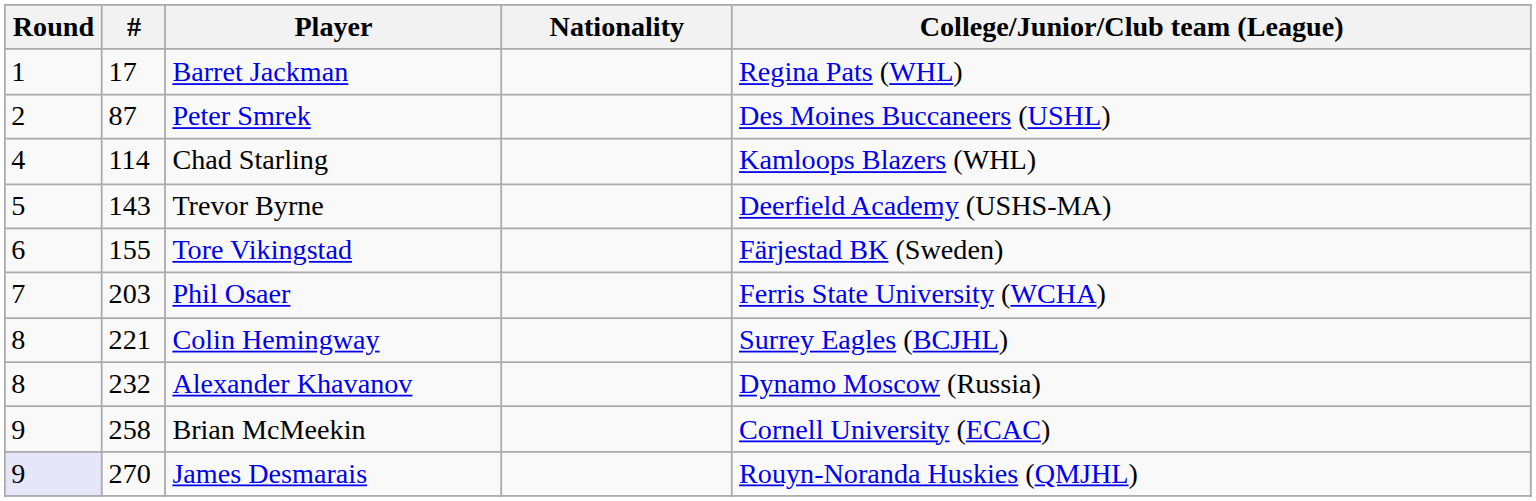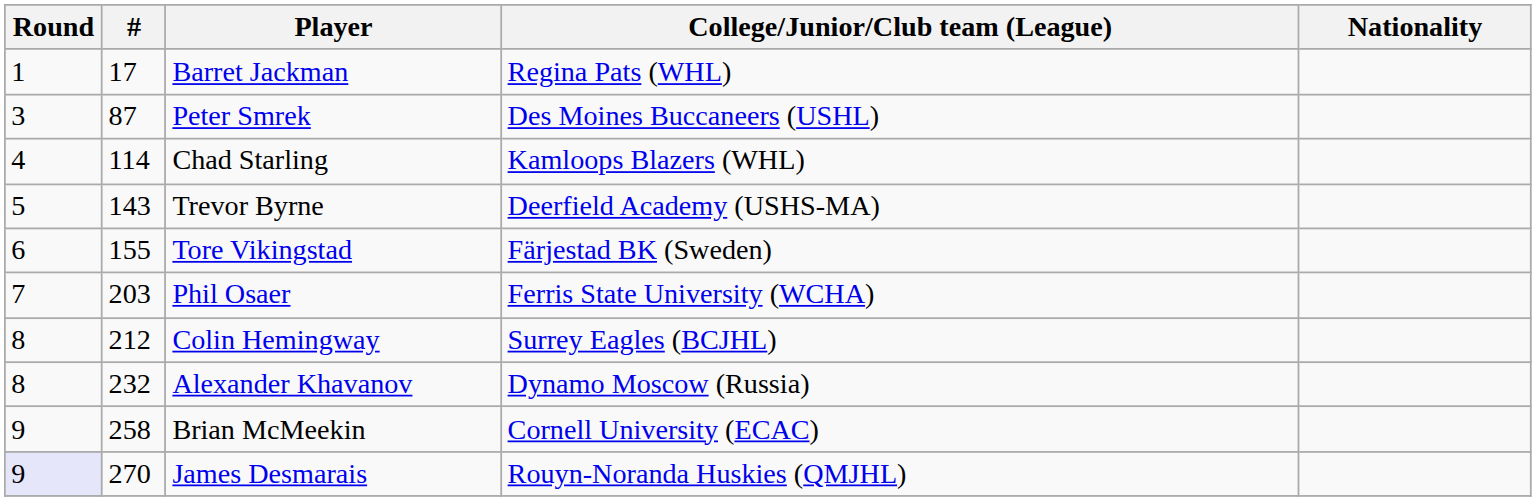columns swapped: (617, 26) <-> (1132, 26)
(18, 116) 2 -> (18, 116) 3
(130, 339) 221 -> (130, 339) 212
